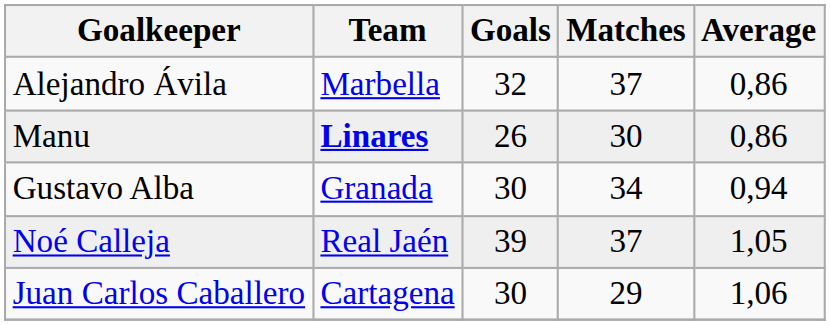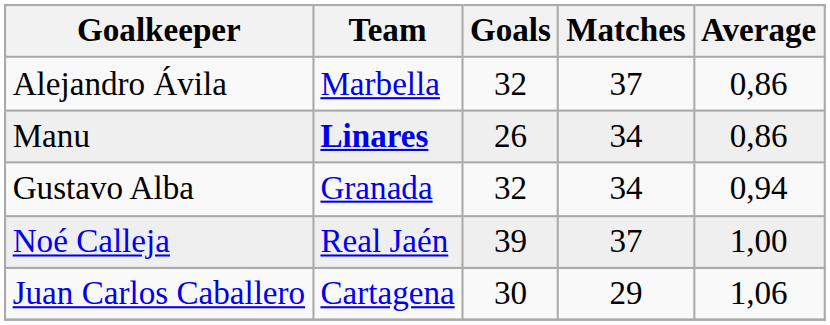(626, 135) 30 -> (626, 135) 34
(510, 188) 30 -> (510, 188) 32
(759, 240) 1,05 -> (759, 240) 1,00
